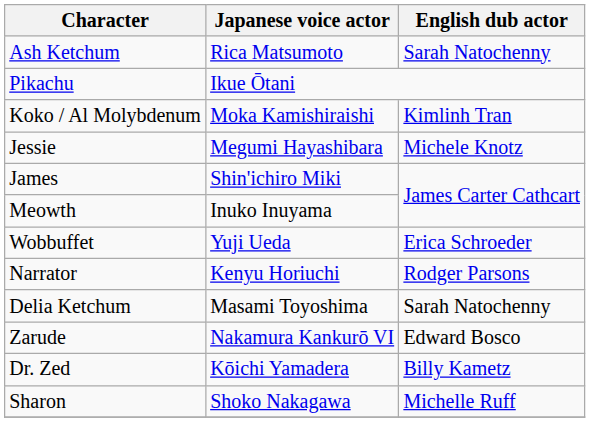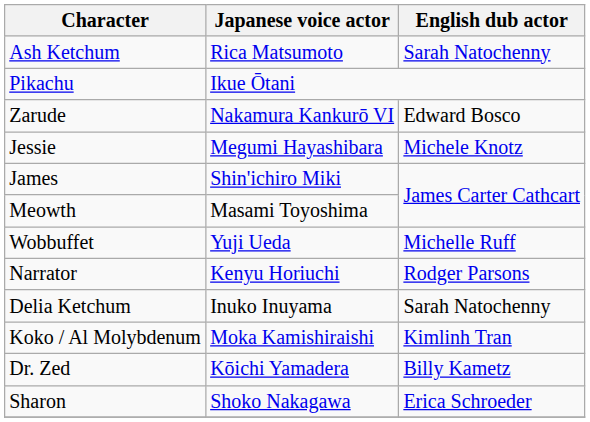rows swapped: (105, 115) <-> (38, 337)
(271, 210) Inuko Inuyama -> (289, 210) Masami Toyoshima
(468, 242) Erica Schroeder -> (460, 242) Michelle Ruff
(289, 305) Masami Toyoshima -> (271, 305) Inuko Inuyama
(460, 400) Michelle Ruff -> (468, 400) Erica Schroeder
